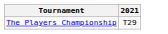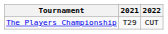+ column: (152, 11)
